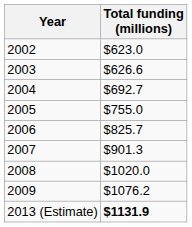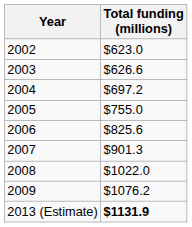(123, 89) $692.7 -> (123, 89) $697.2
(123, 130) $825.7 -> (123, 130) $825.6
(127, 171) $1020.0 -> (127, 171) $1022.0
